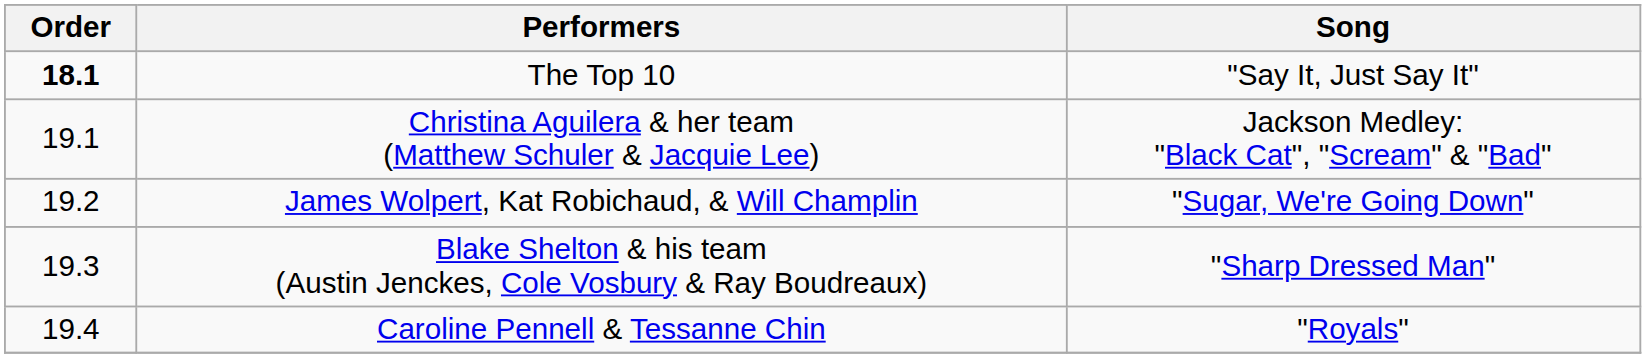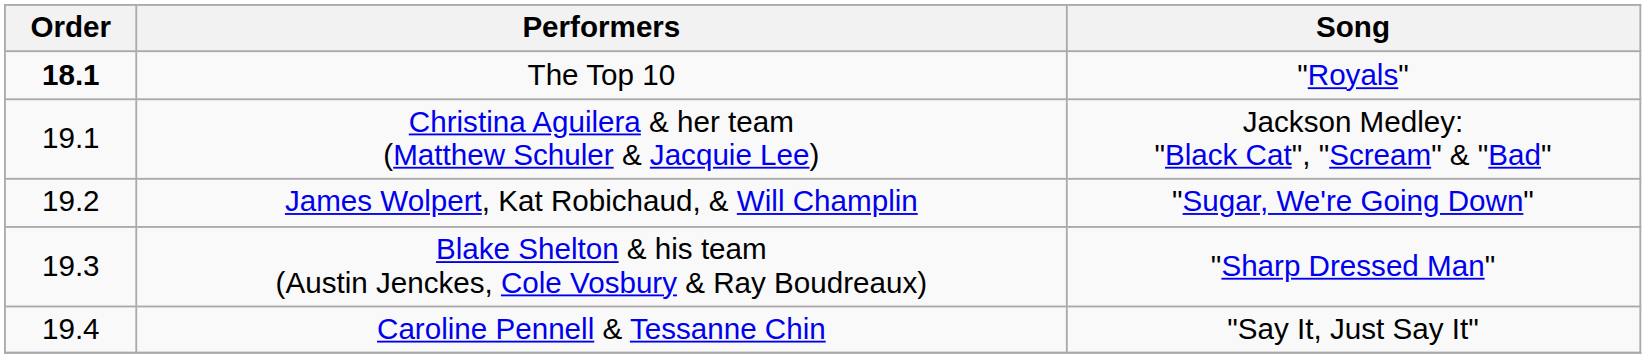(1353, 74) "Say It, Just Say It" -> (1353, 74) "Royals"
(1353, 329) "Royals" -> (1353, 329) "Say It, Just Say It"
